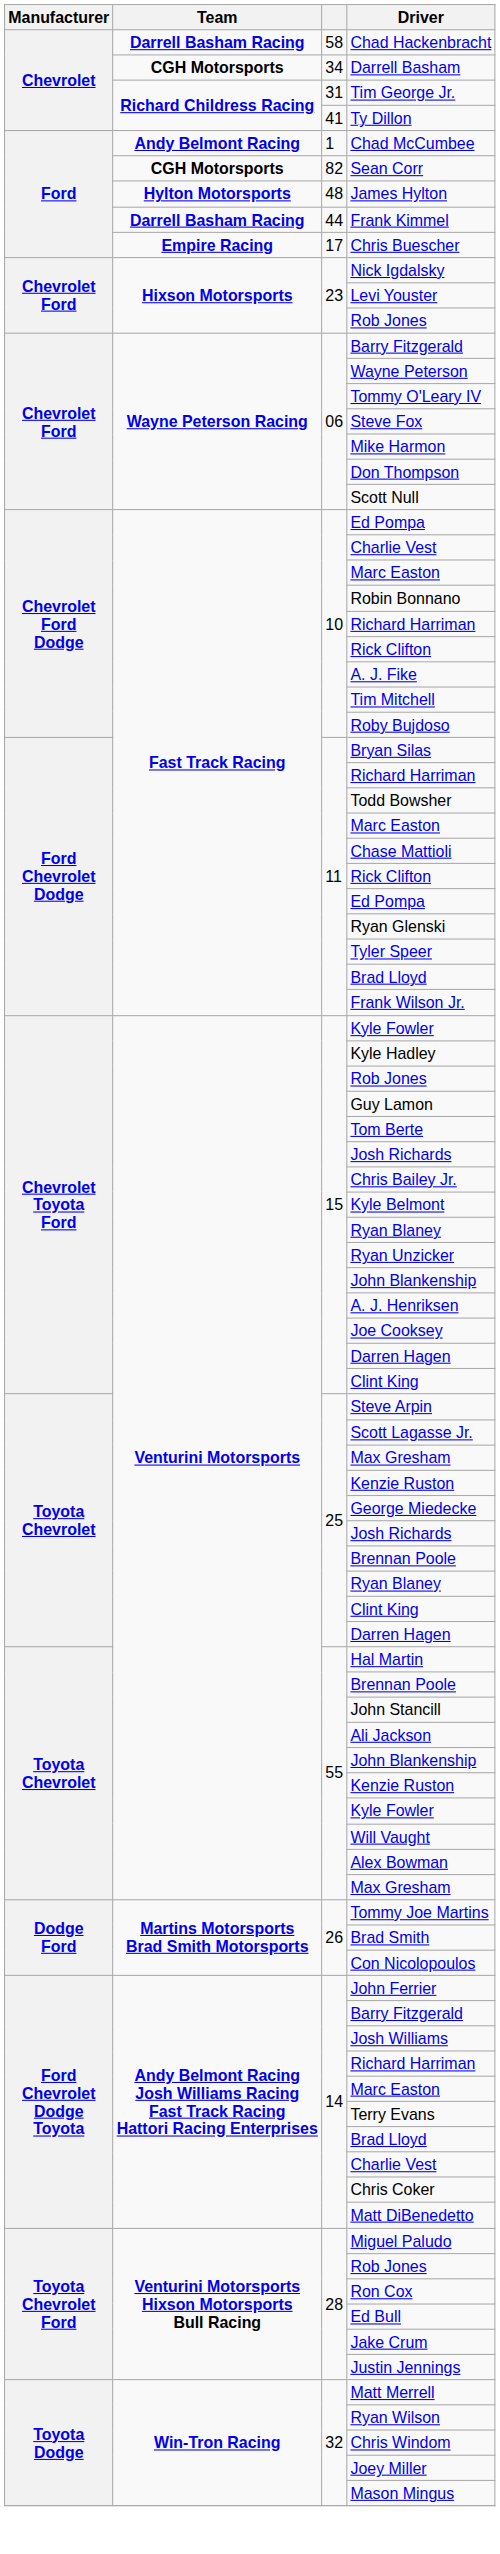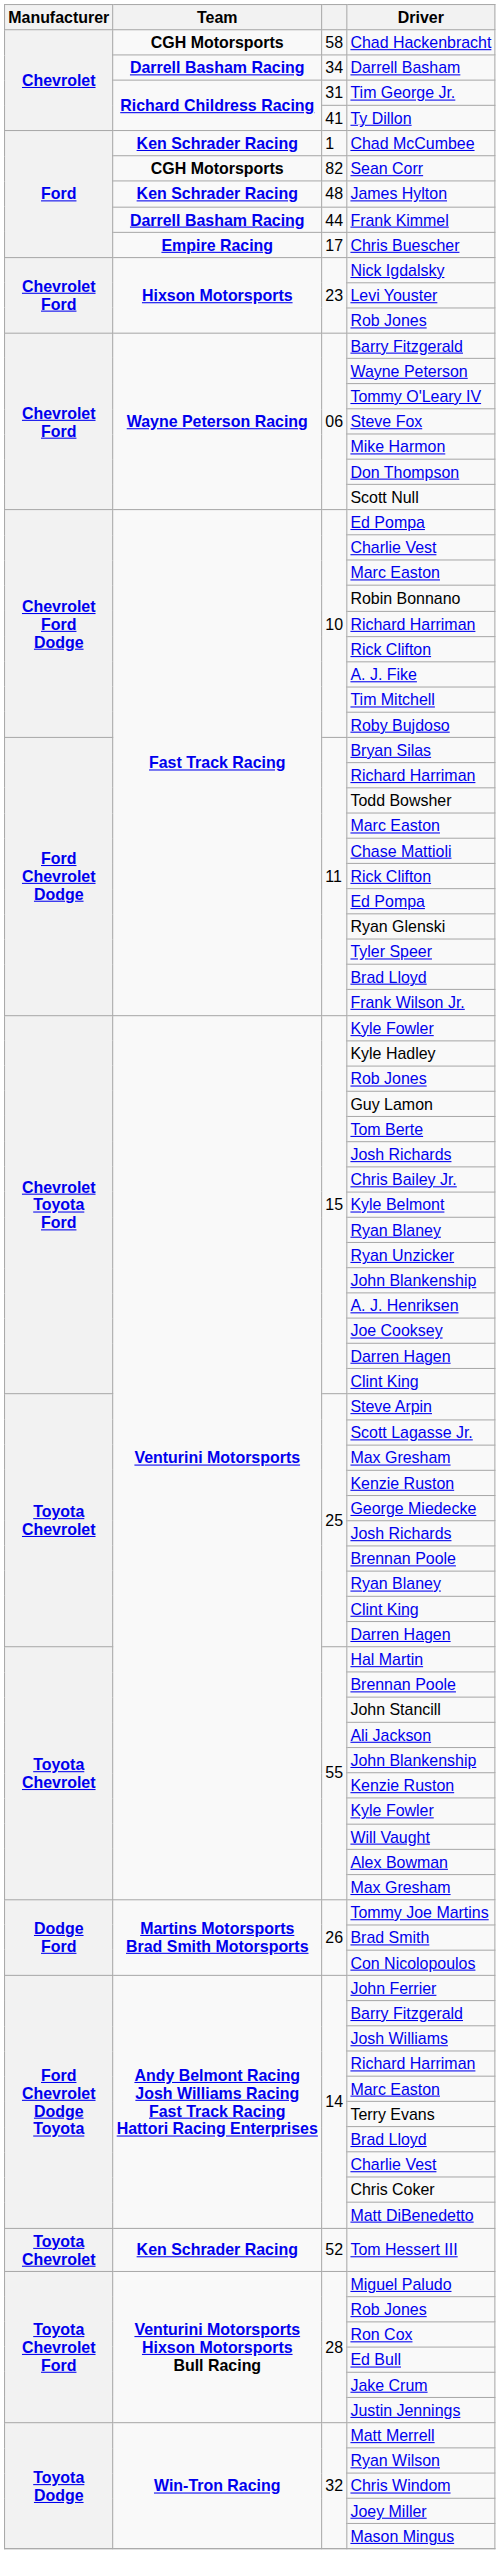(217, 43) Darrell Basham Racing -> (217, 43) CGH Motorsports
(217, 68) CGH Motorsports -> (217, 68) Darrell Basham Racing
(217, 144) Andy Belmont Racing -> (217, 144) Ken Schrader Racing
(217, 194) Hylton Motorsports -> (217, 194) Ken Schrader Racing
+ row: (334, 2250)
